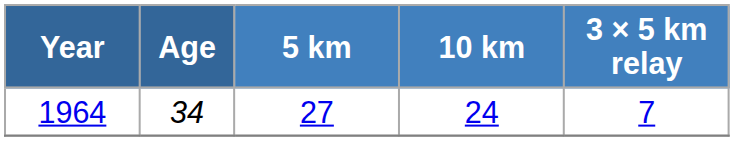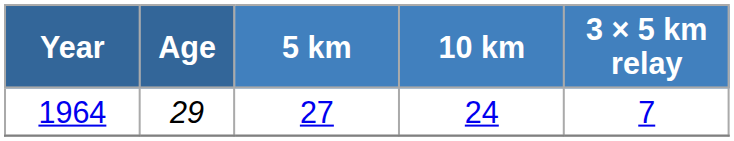(187, 112) 34 -> (187, 112) 29
